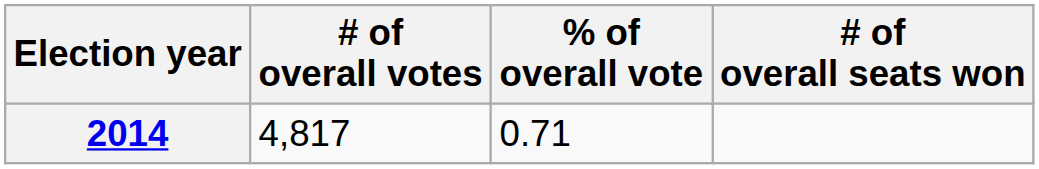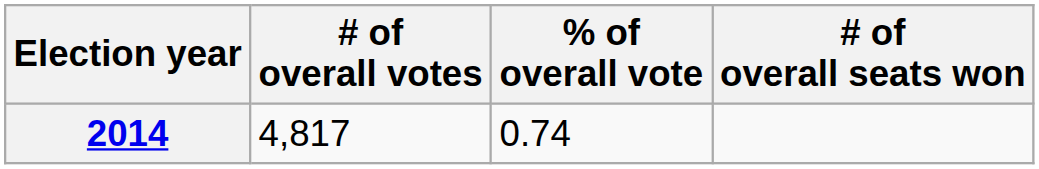(535, 132) 0.71 -> (535, 132) 0.74
